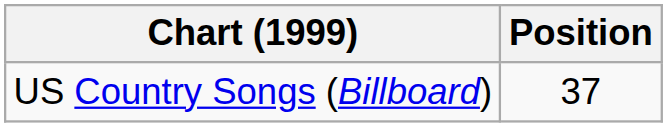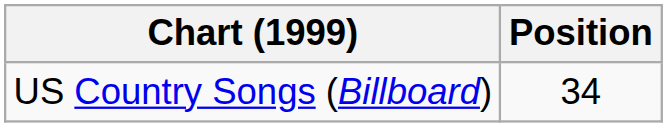(581, 91) 37 -> (581, 91) 34
